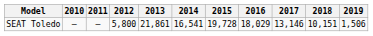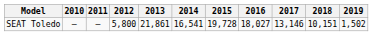(255, 24) 18,029 -> (255, 24) 18,027
(353, 24) 1,506 -> (353, 24) 1,502
